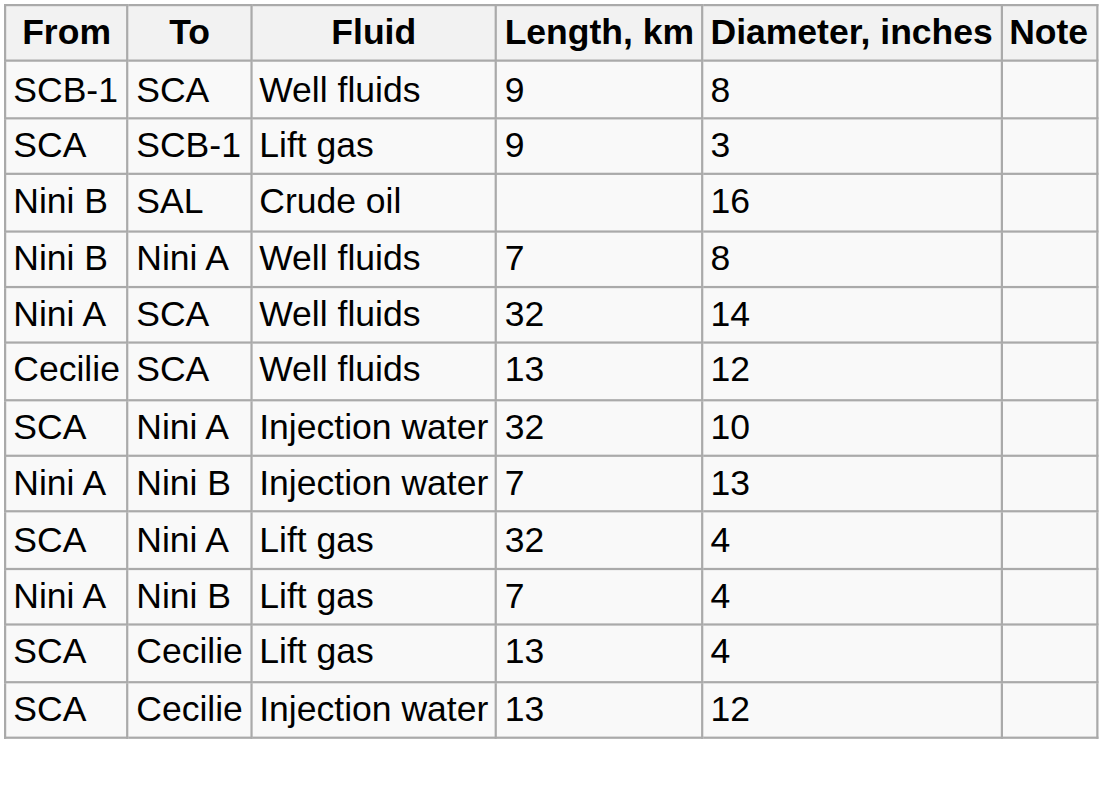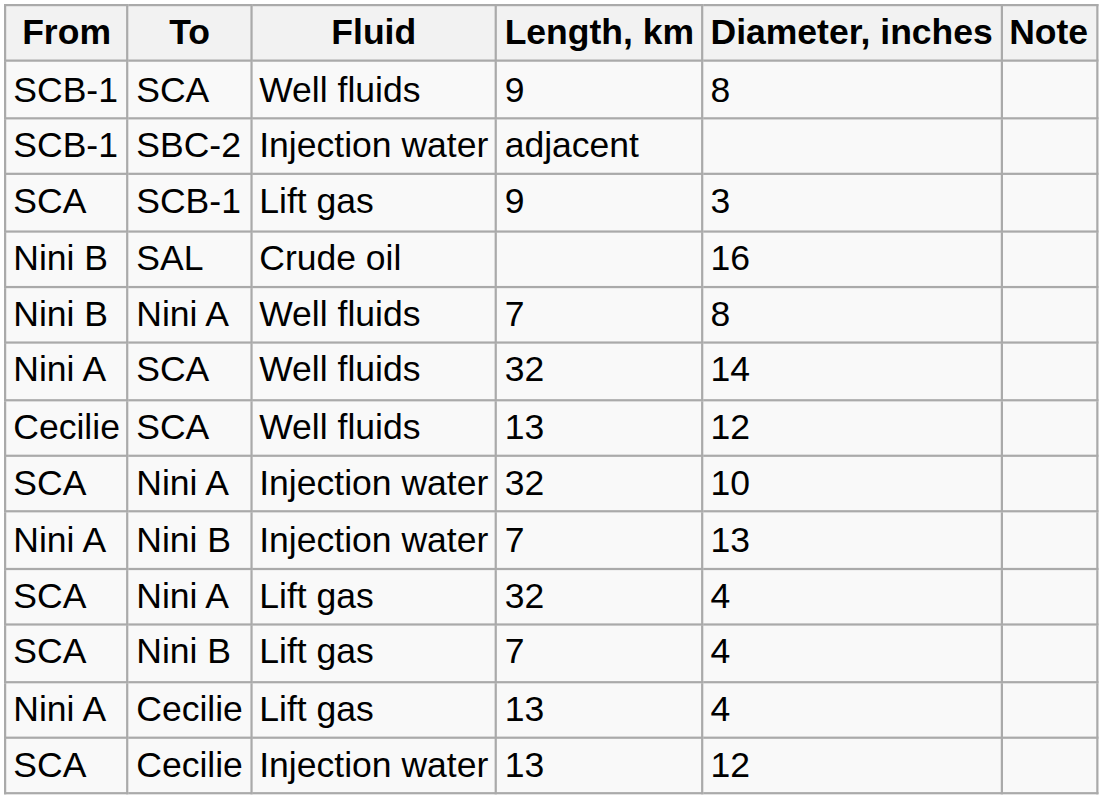+ row: (189, 145)
(60, 595) Nini A -> (50, 652) SCA
(50, 652) SCA -> (60, 708) Nini A
